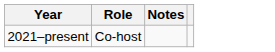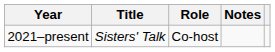+ column: (130, 15)
